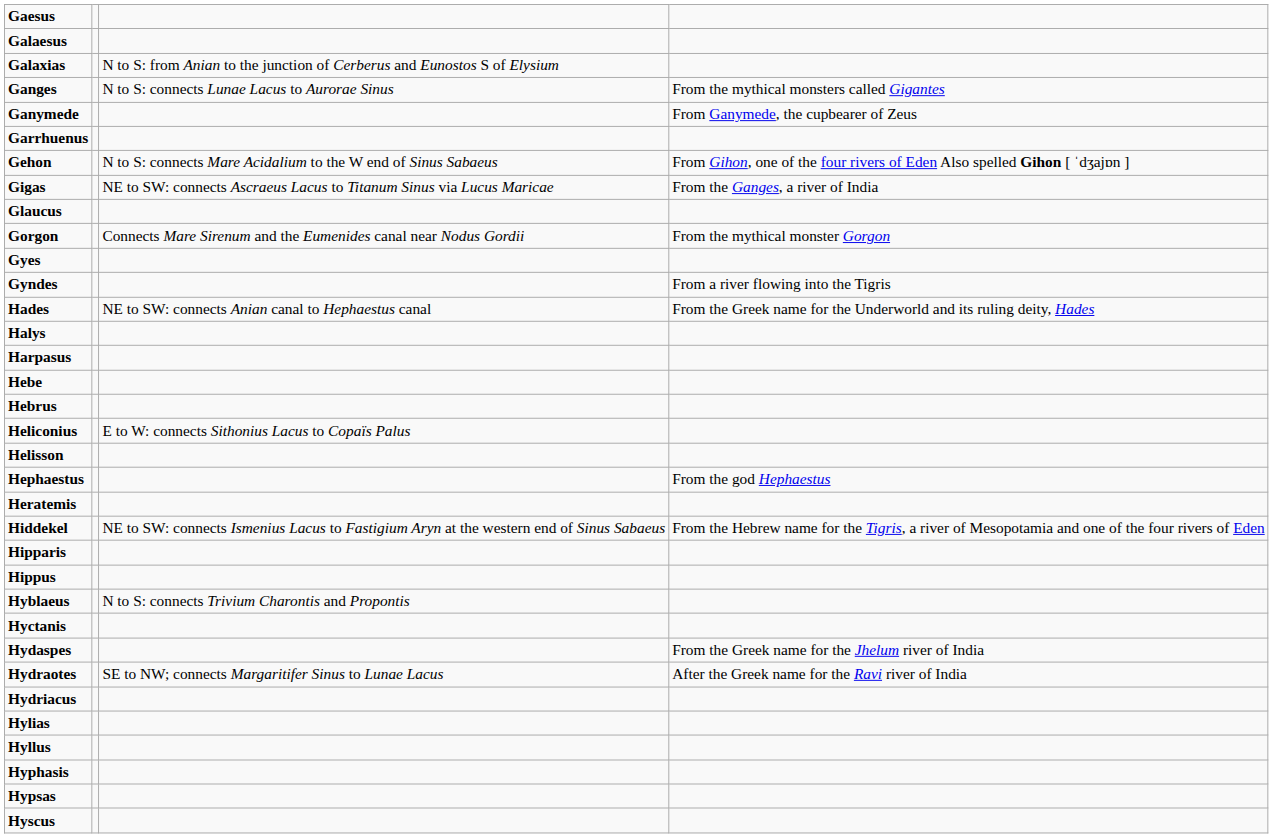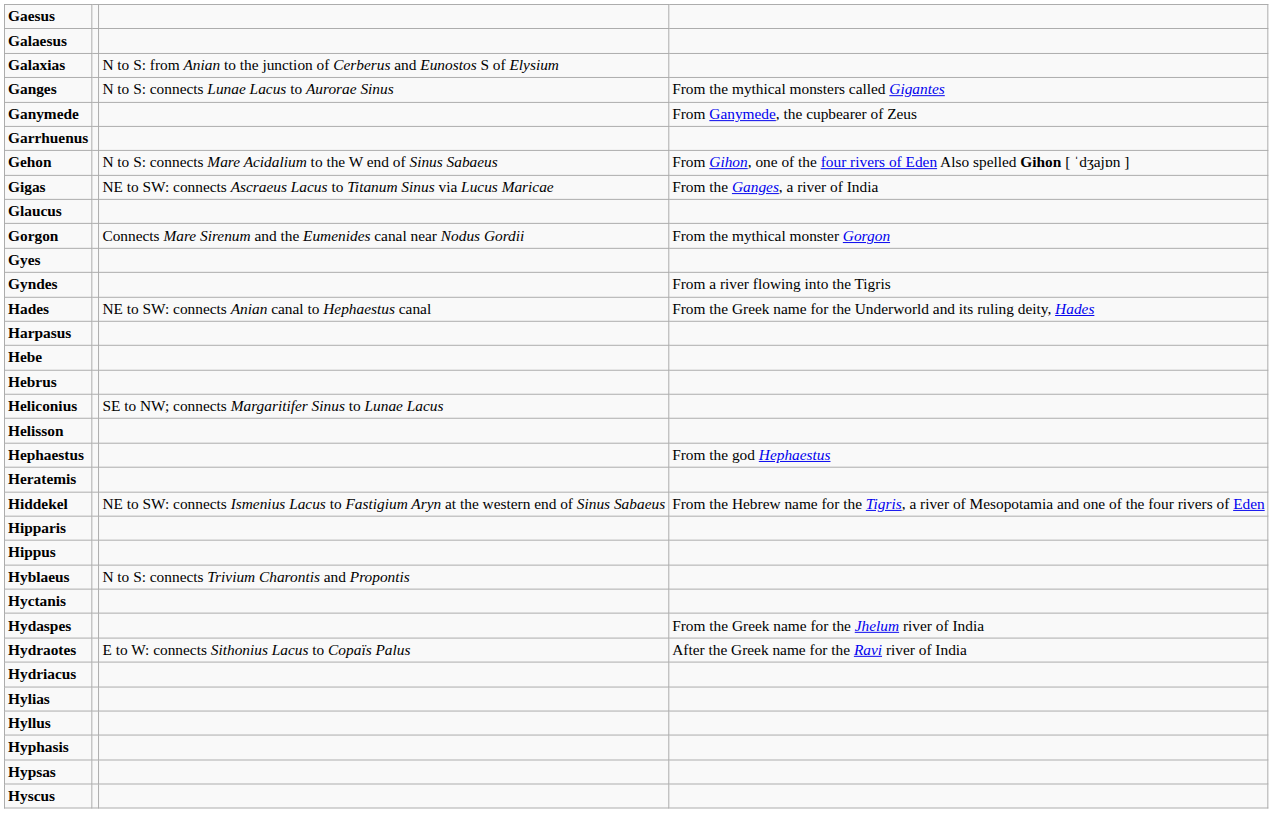- row: (27, 333)
(256, 430) E to W: connects Sithonius Lacus to Copaïs Palus -> (273, 406) SE to NW; connects Margaritifer Sinus to Lunae Lacus
(273, 674) SE to NW; connects Margaritifer Sinus to Lunae Lacus -> (256, 650) E to W: connects Sithonius Lacus to Copaïs Palus
